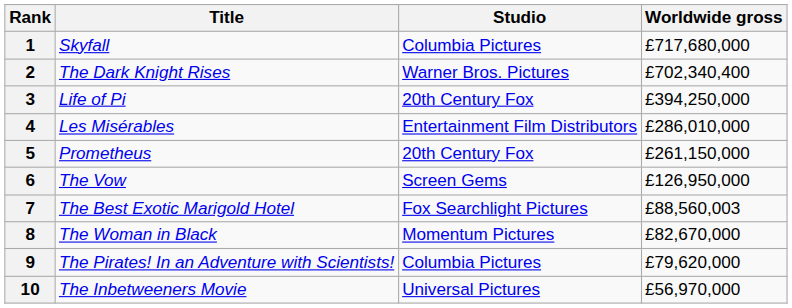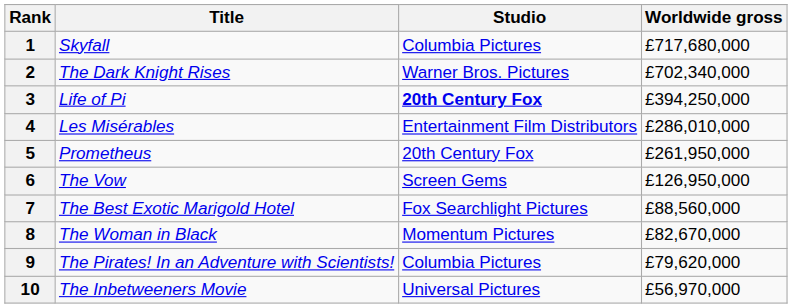(697, 72) £702,340,400 -> (697, 72) £702,340,000
(468, 99) normal -> (472, 99) bold
(697, 153) £261,150,000 -> (697, 153) £261,950,000
(693, 208) £88,560,003 -> (693, 208) £88,560,000
